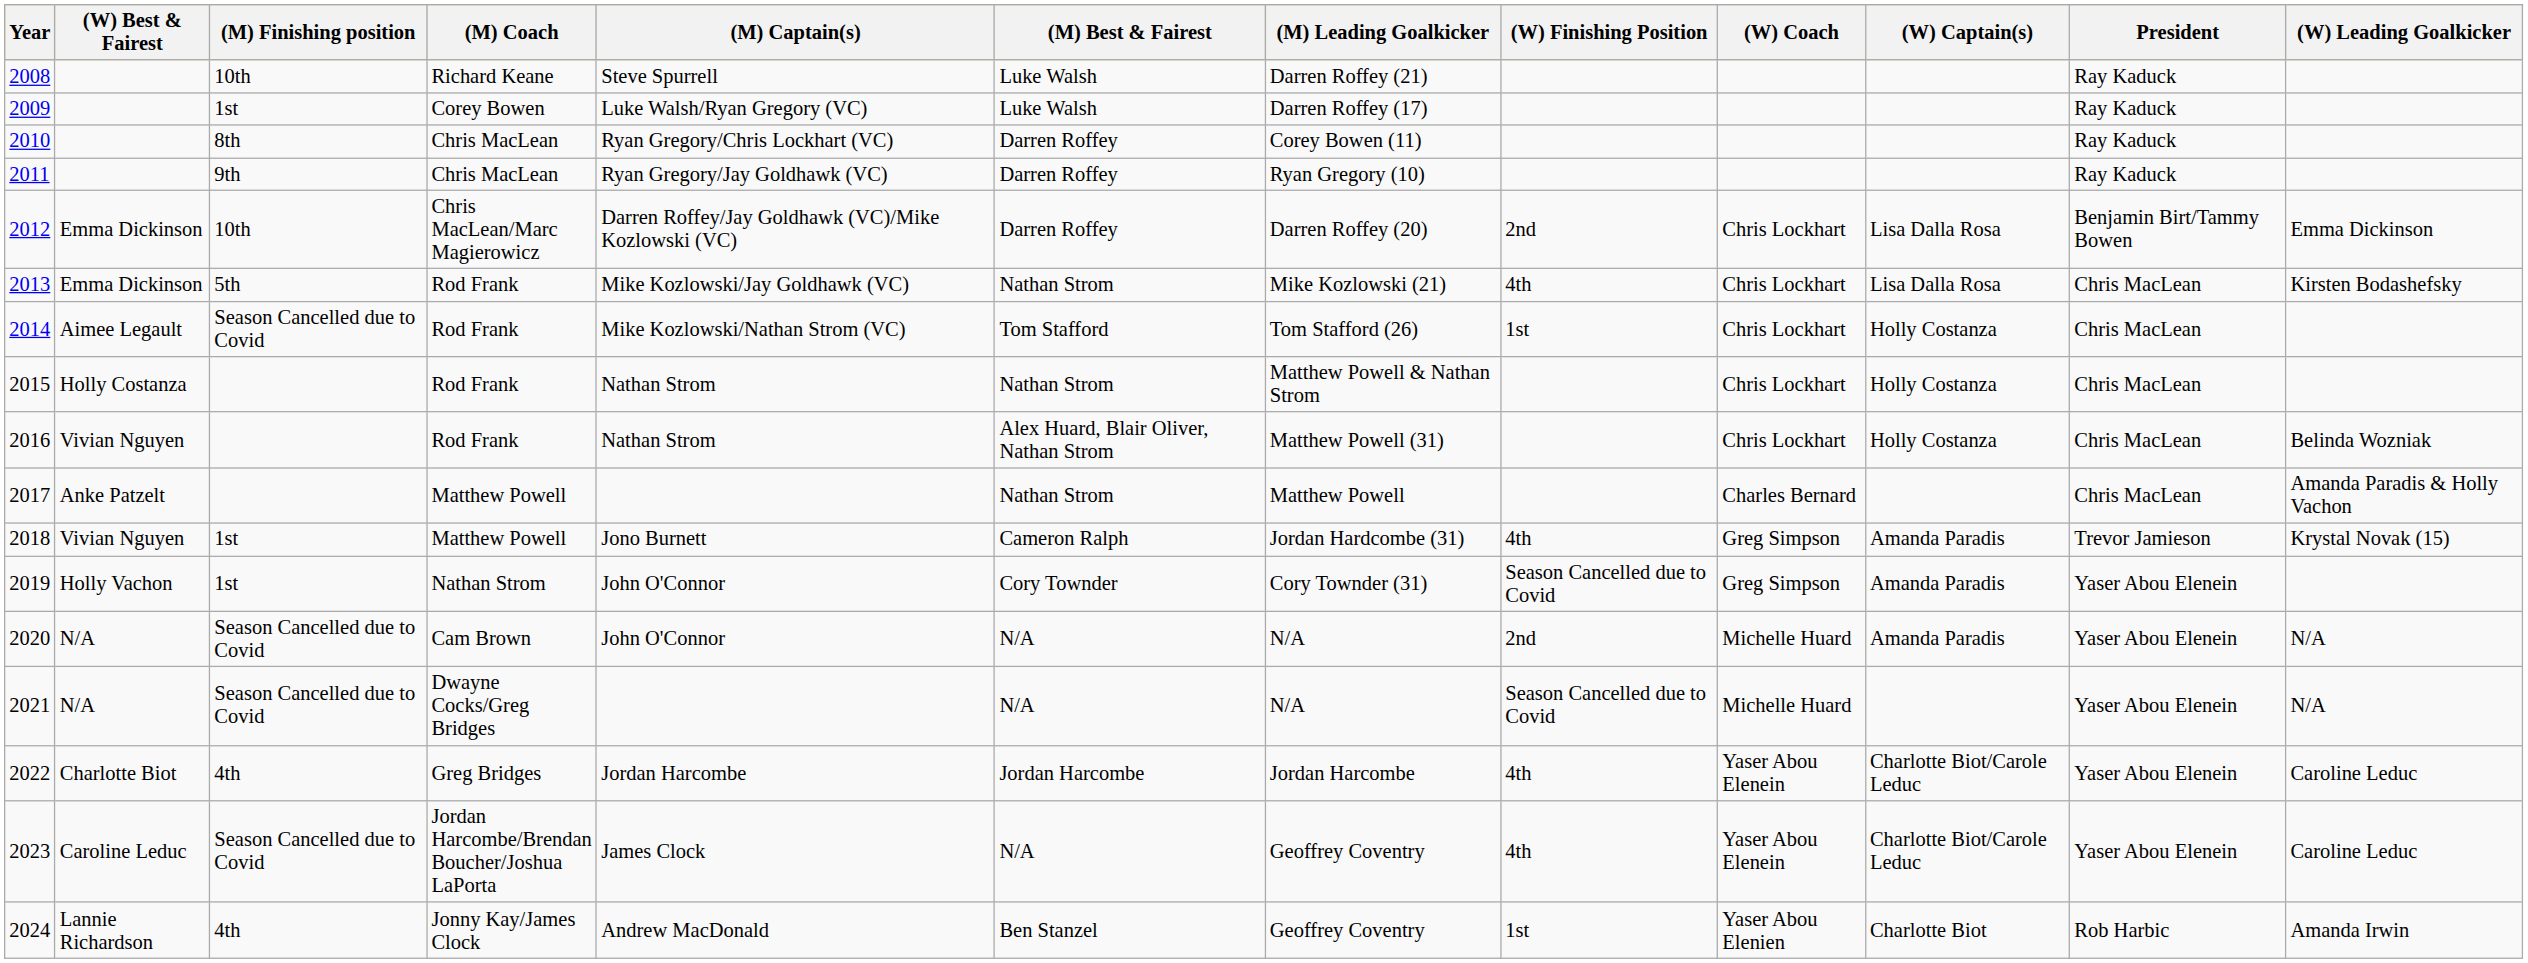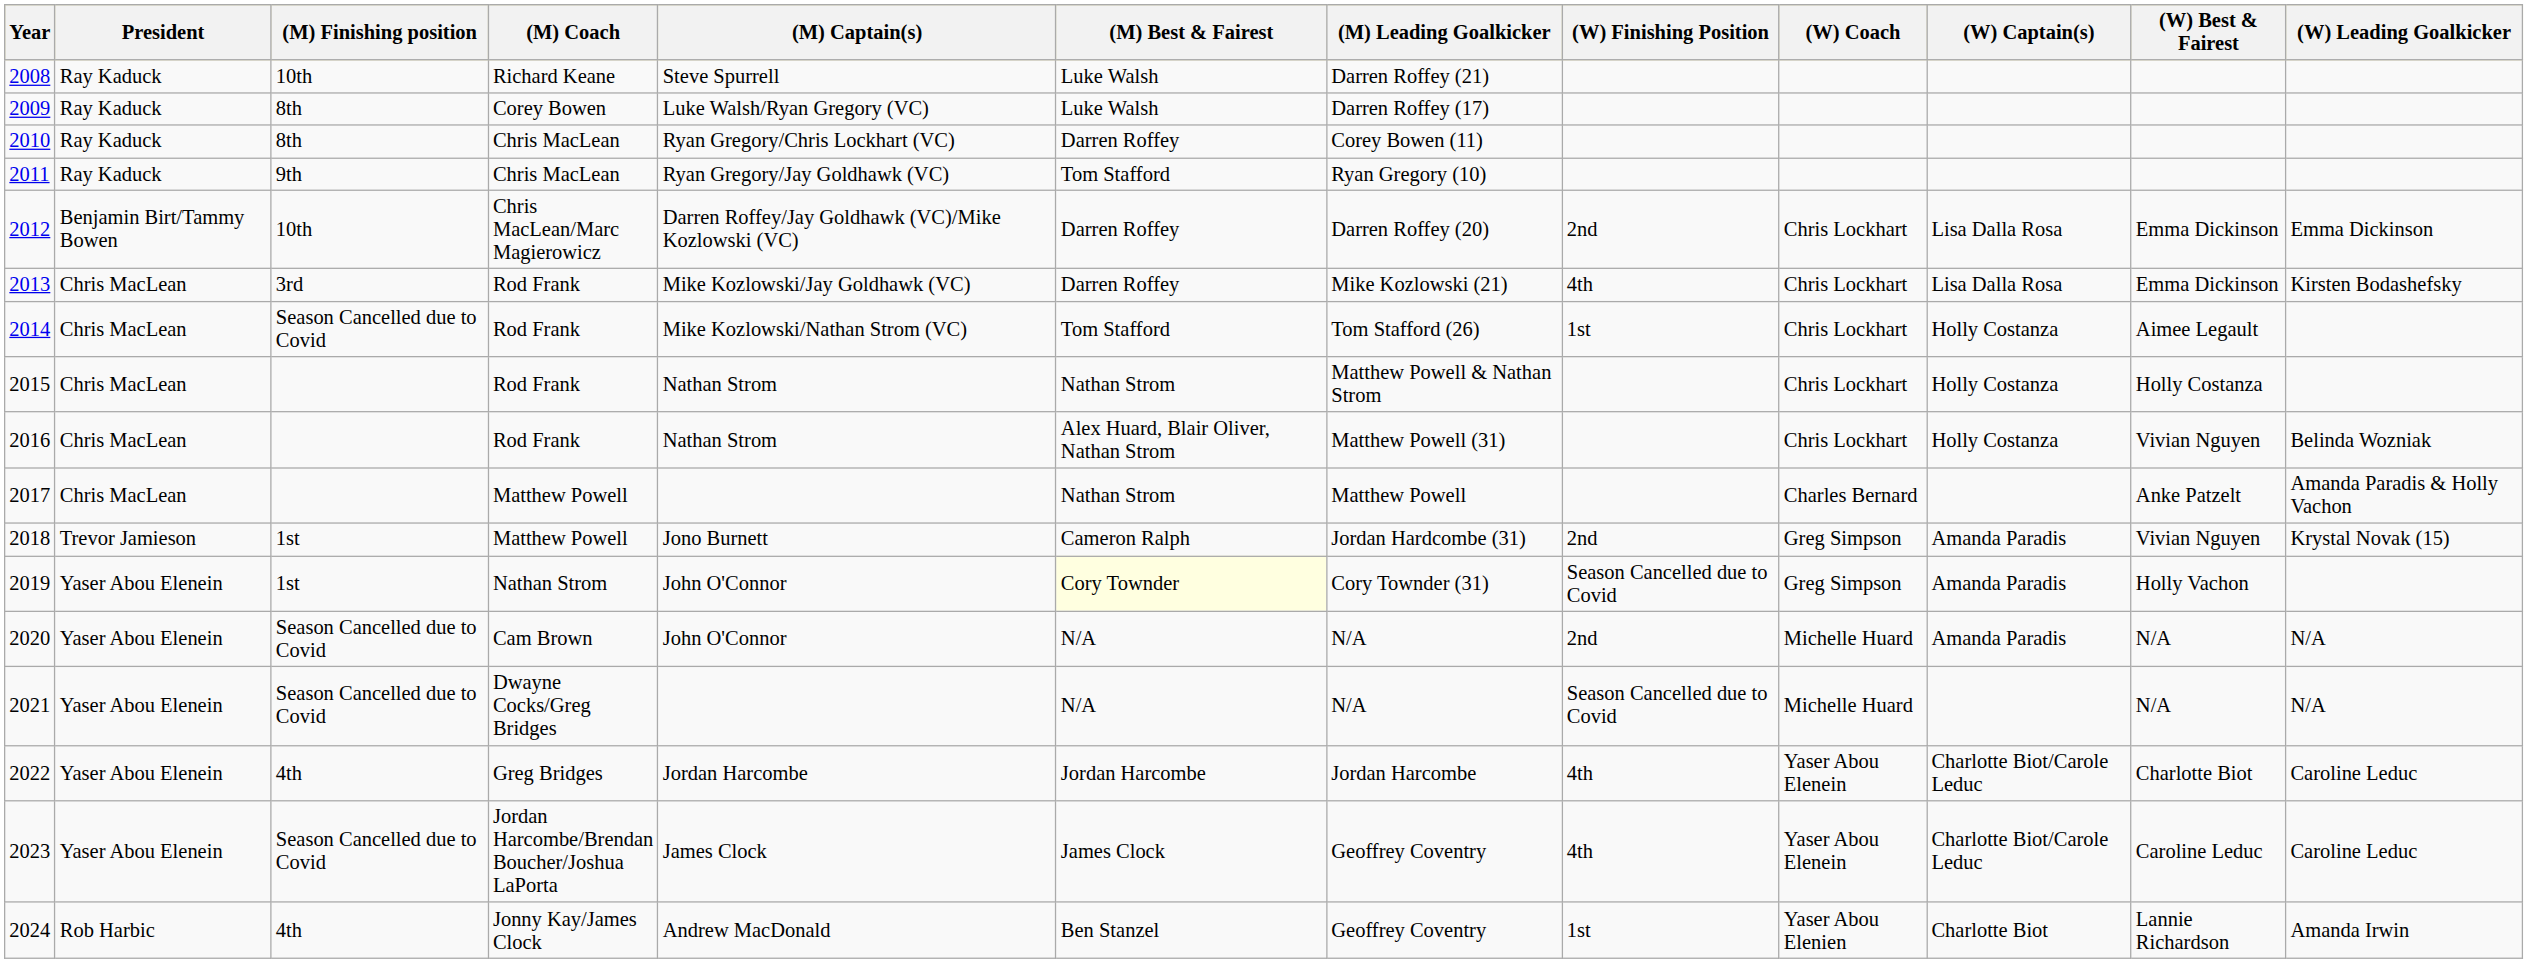columns swapped: (2178, 32) <-> (132, 32)
(226, 108) 1st -> (289, 108) 8th
(1059, 173) Darren Roffey -> (1115, 173) Tom Stafford
(227, 284) 5th -> (289, 284) 3rd
(1057, 284) Nathan Strom -> (1120, 284) Darren Roffey
(1518, 539) 4th -> (1582, 539) 2nd
(1058, 583) no background -> (1120, 583) lightyellow background
(1017, 851) N/A -> (1113, 851) James Clock
